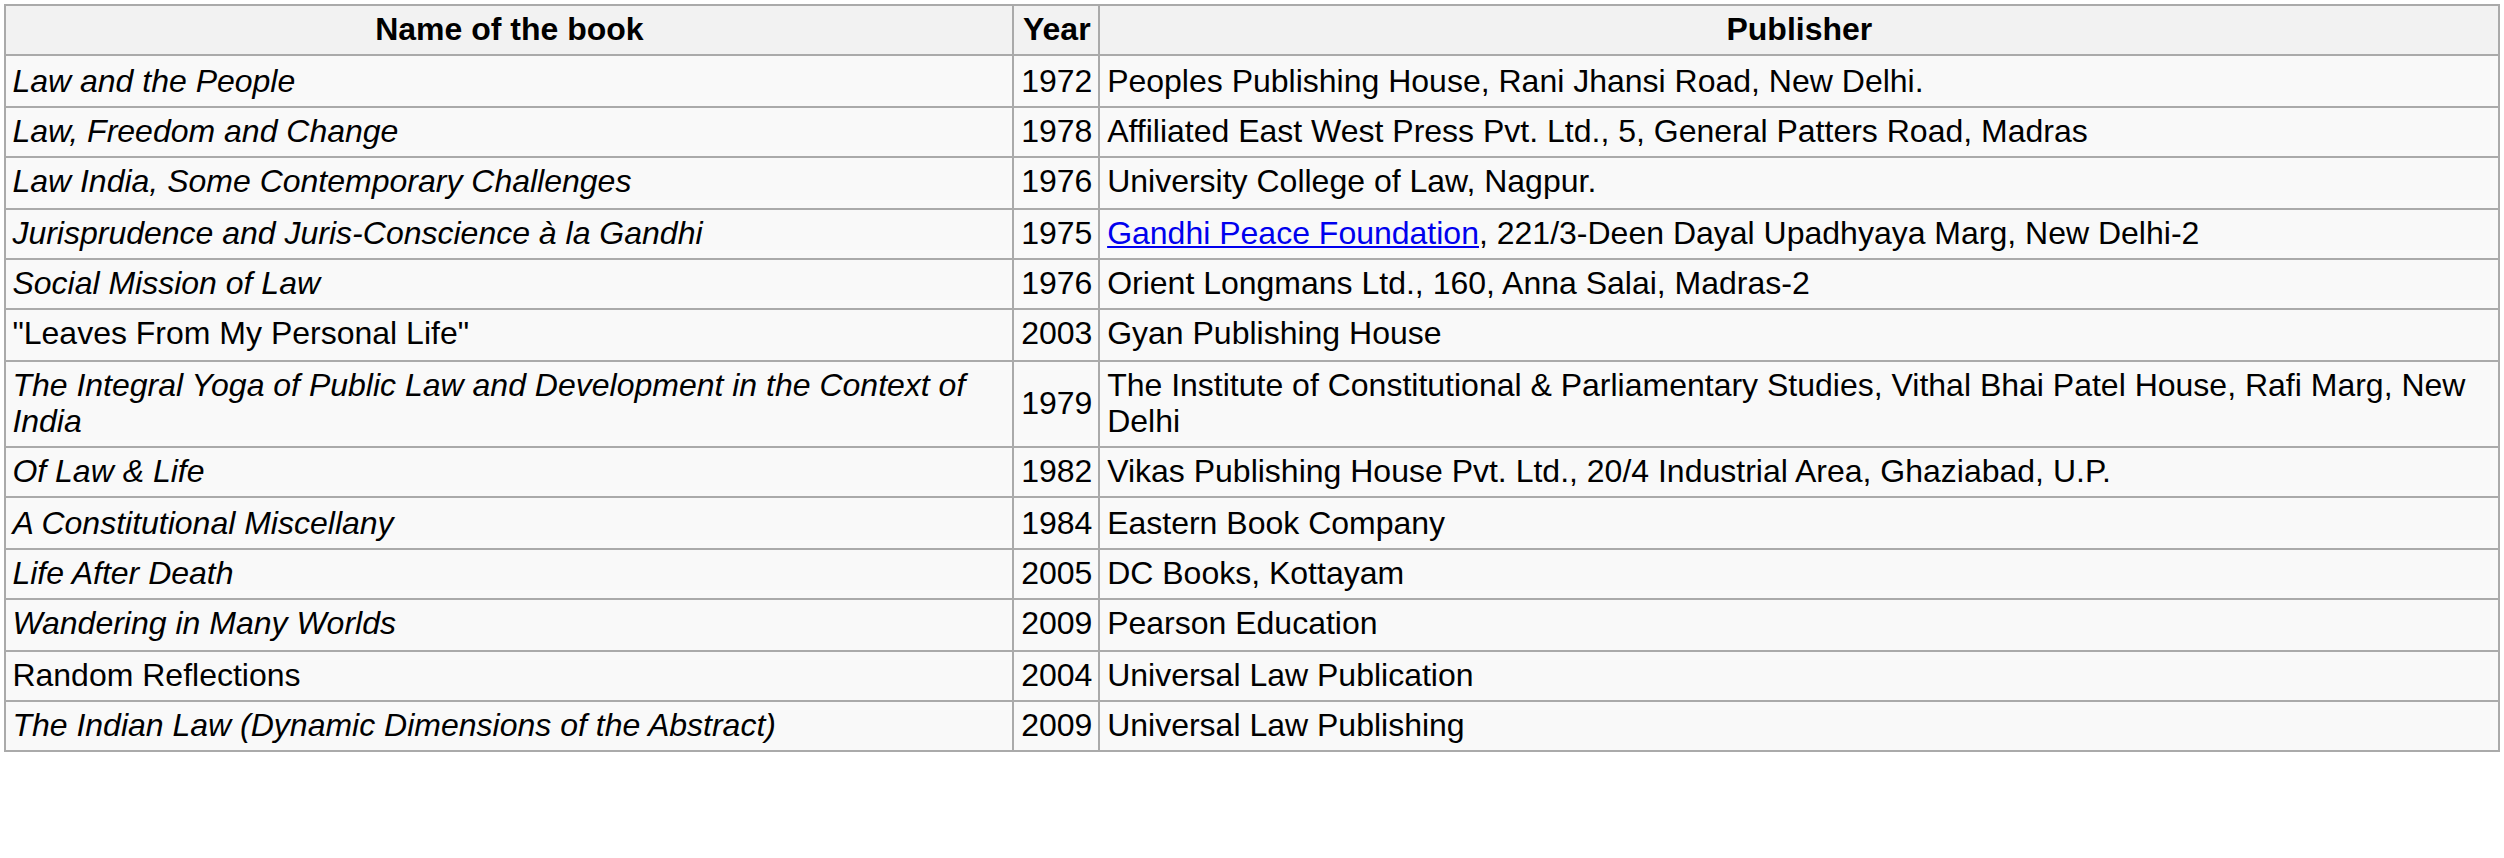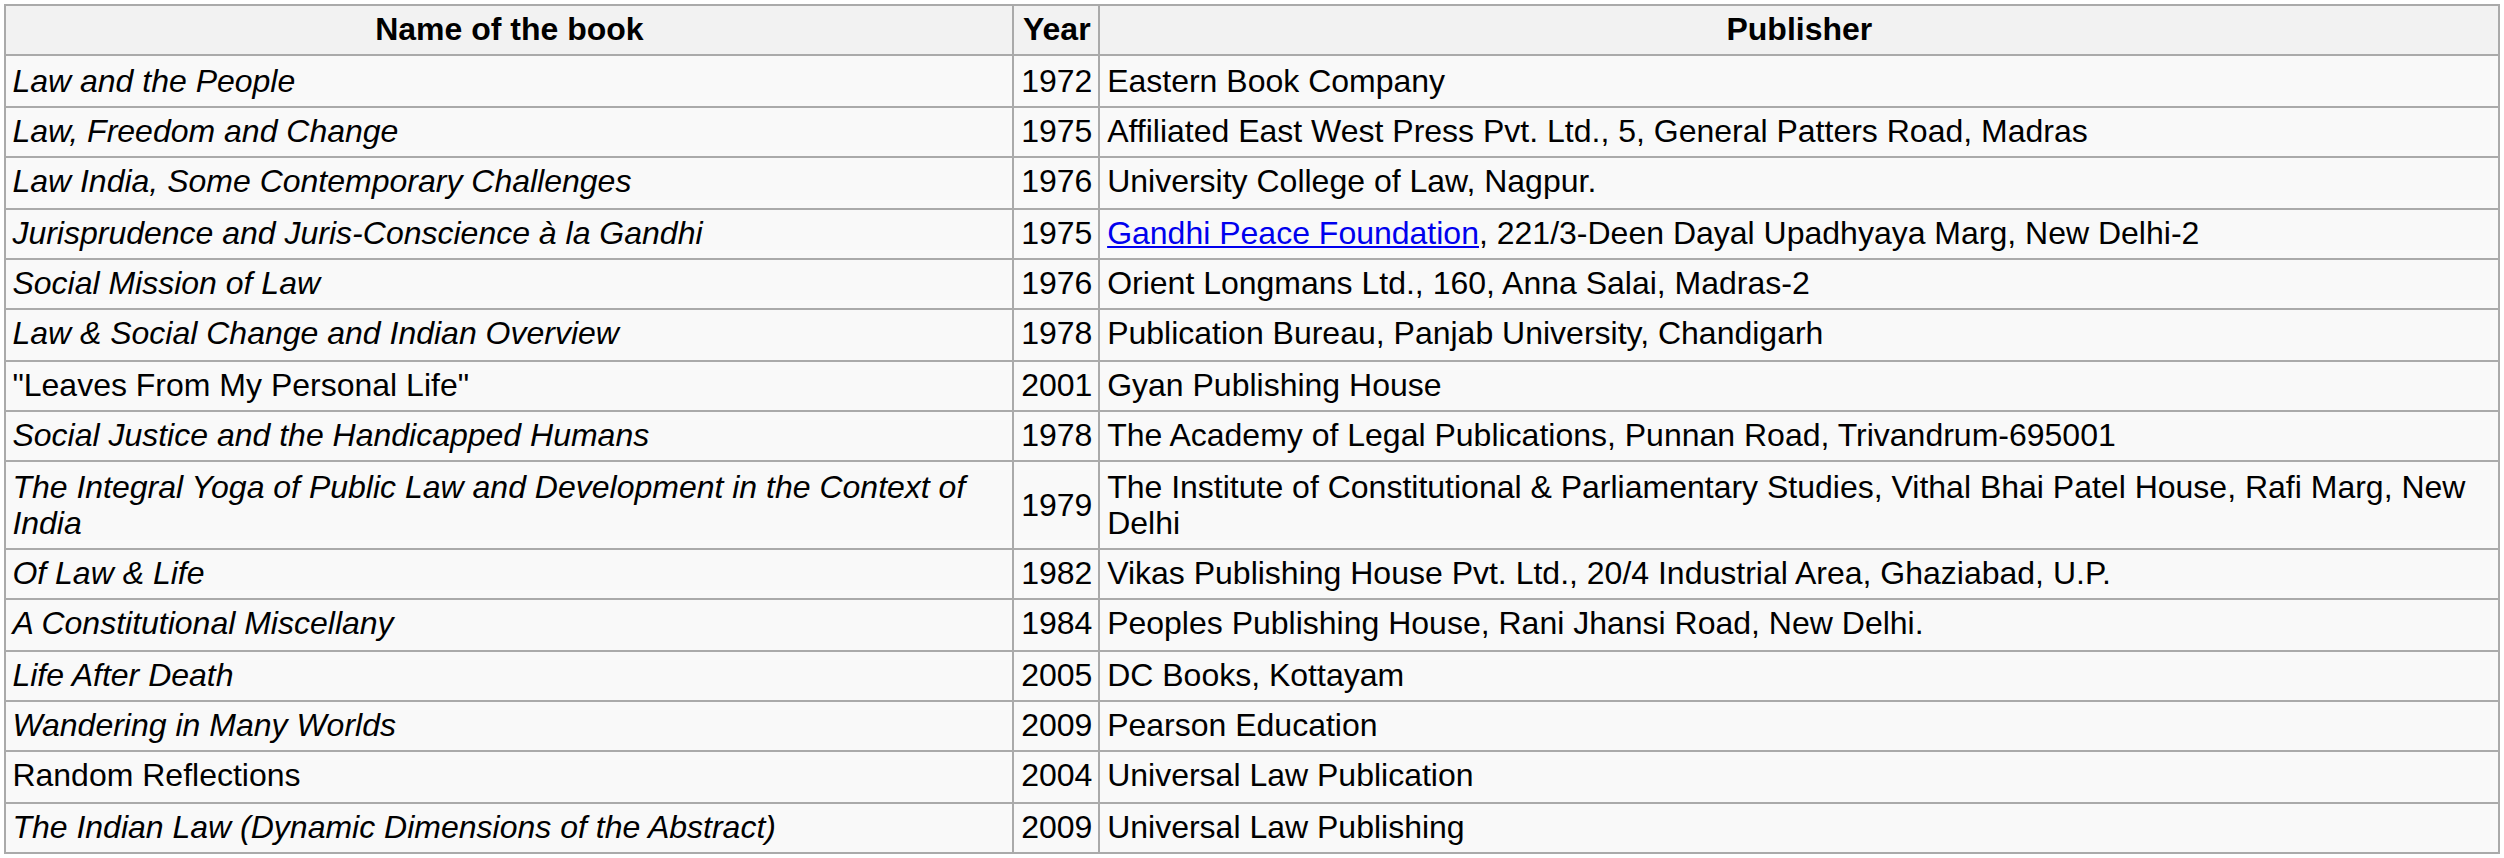(1515, 80) Peoples Publishing House, Rani Jhansi Road, New Delhi. -> (1276, 80) Eastern Book Company
(1057, 131) 1978 -> (1057, 131) 1975
+ row: (316, 334)
(1057, 334) 2003 -> (1057, 385) 2001
+ row: (331, 435)
(1276, 522) Eastern Book Company -> (1515, 624) Peoples Publishing House, Rani Jhansi Road, New Delhi.
